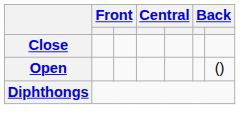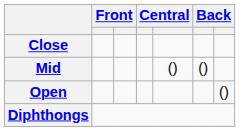+ row: (48, 68)
